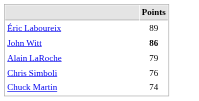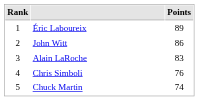+ column: (18, 12)
(154, 43) bold -> (179, 43) normal
(154, 58) 79 -> (179, 58) 83
